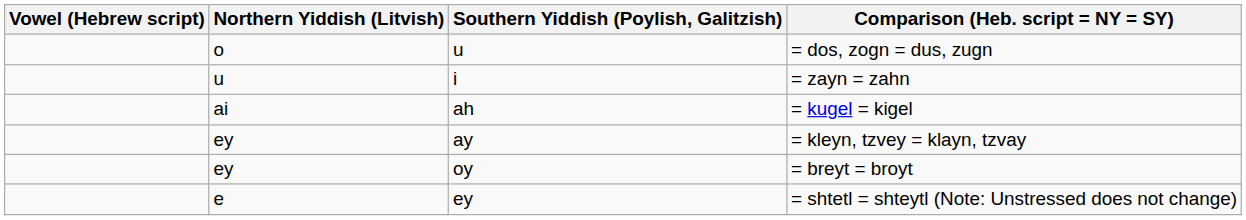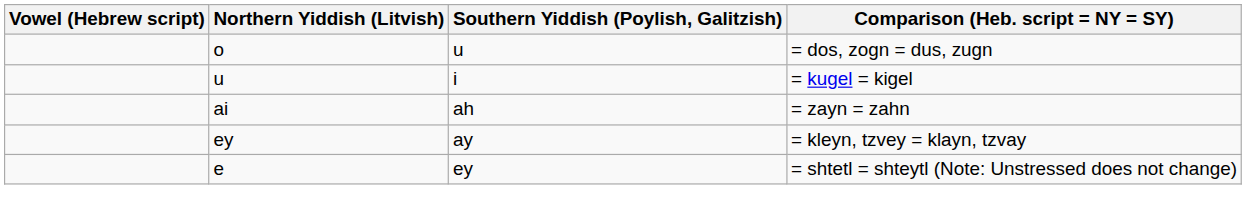(850, 79) = zayn = zahn -> (852, 79) = kugel = kigel
(852, 109) = kugel = kigel -> (850, 109) = zayn = zahn
- row: (463, 169)
